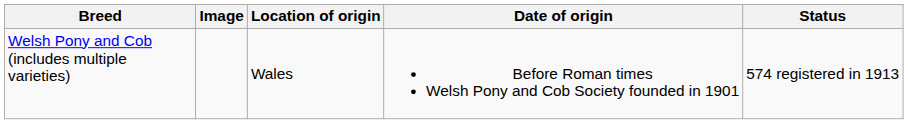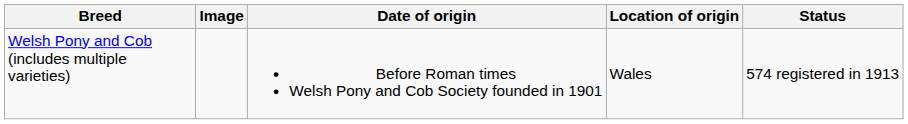columns swapped: (563, 16) <-> (316, 16)
